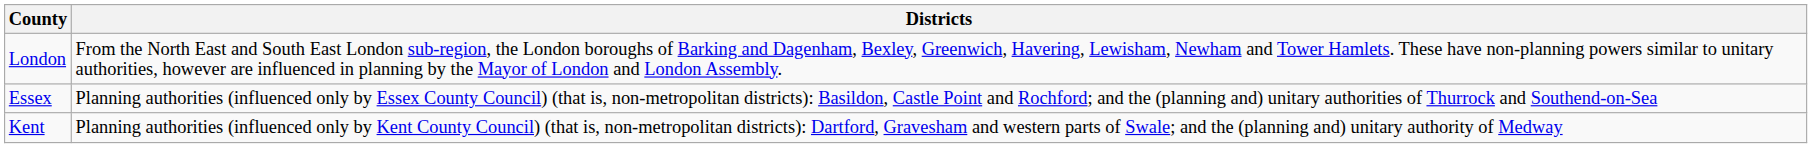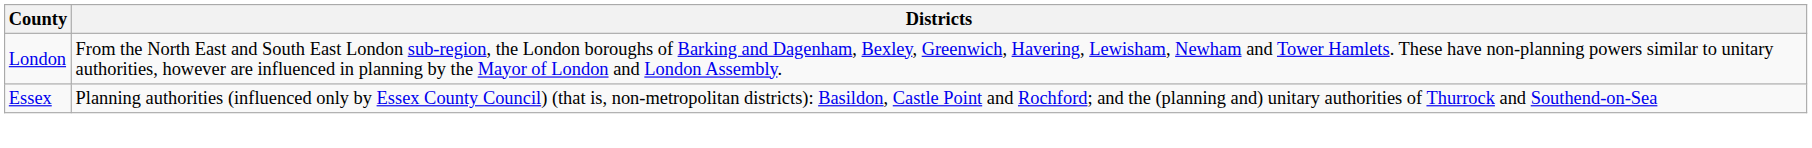- row: (27, 127)
